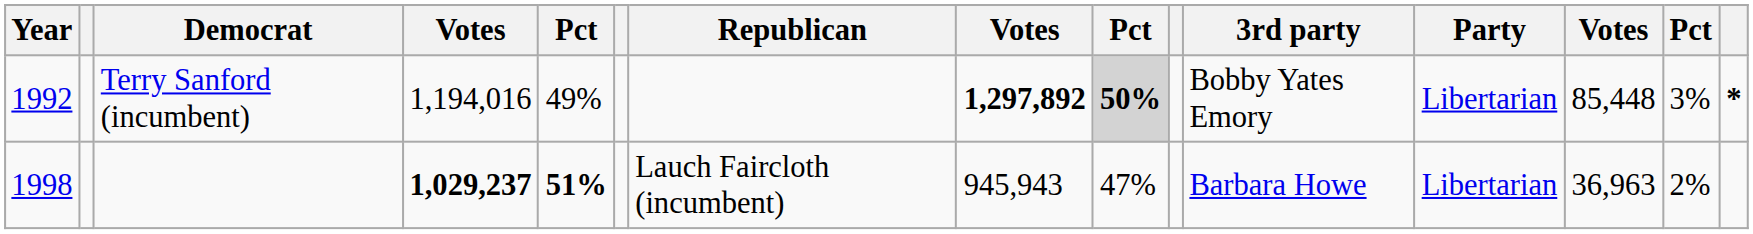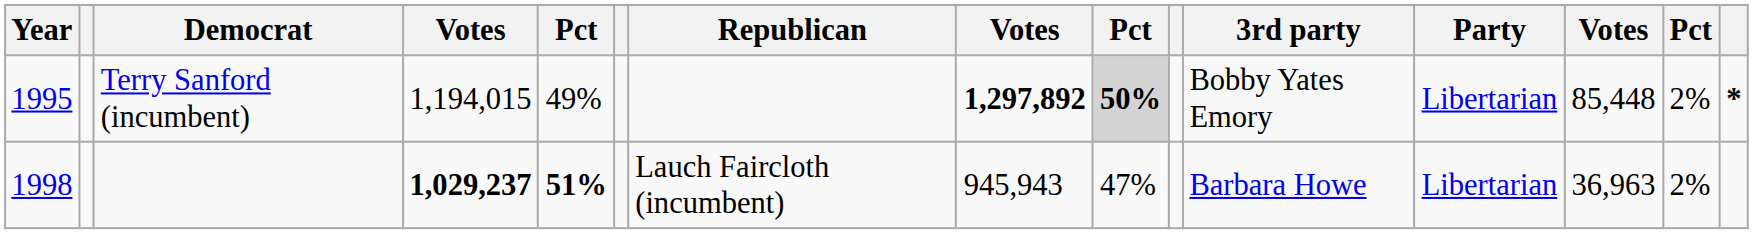(42, 98) 1992 -> (42, 98) 1995
(471, 98) 1,194,016 -> (471, 98) 1,194,015
(1690, 98) 3% -> (1690, 98) 2%
